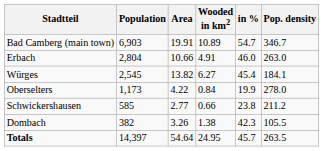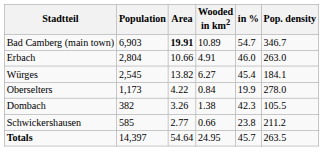(182, 42) normal -> (182, 42) bold
rows swapped: (44, 106) <-> (26, 122)
